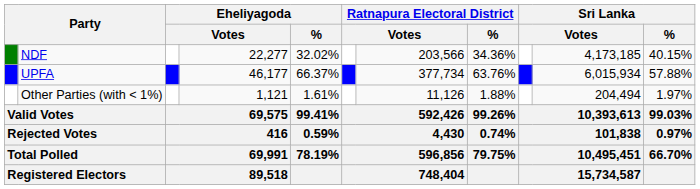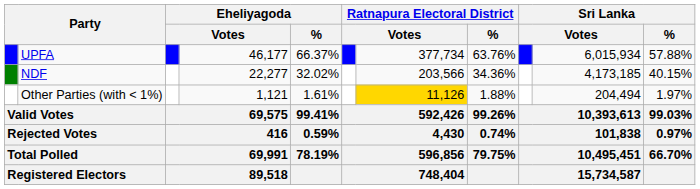rows swapped: (38, 74) <-> (34, 54)
(445, 94) no background -> (445, 94) gold background
